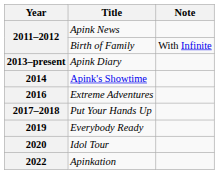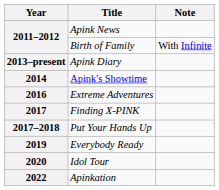+ row: (36, 111)
